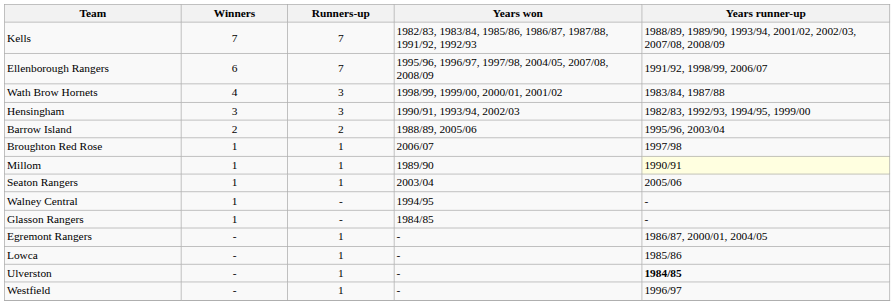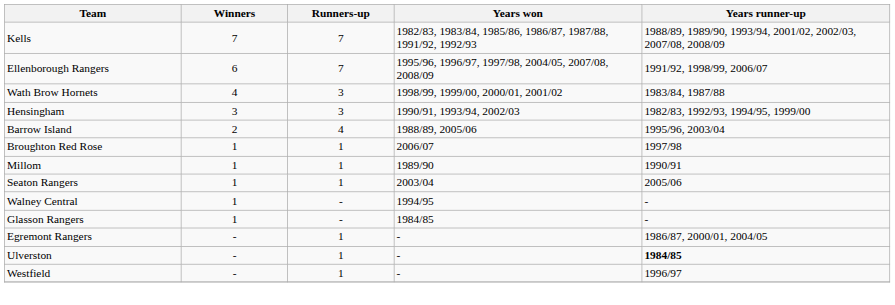(341, 129) 2 -> (341, 129) 4
(663, 165) lightyellow background -> (663, 165) no background
- row: (22, 255)
